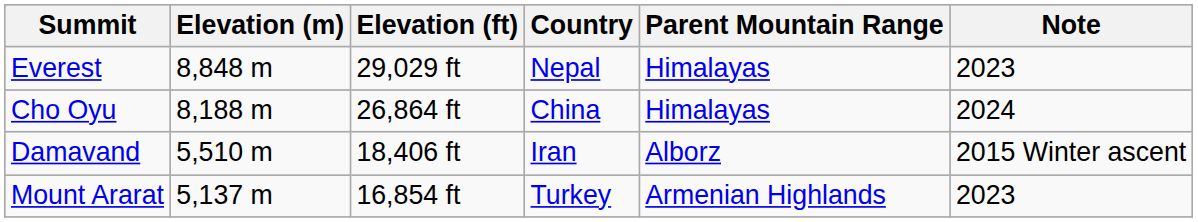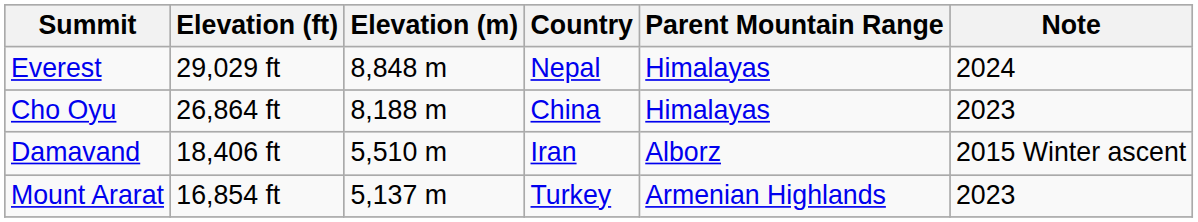columns swapped: (437, 25) <-> (260, 25)
(986, 68) 2023 -> (986, 68) 2024
(986, 110) 2024 -> (986, 110) 2023
